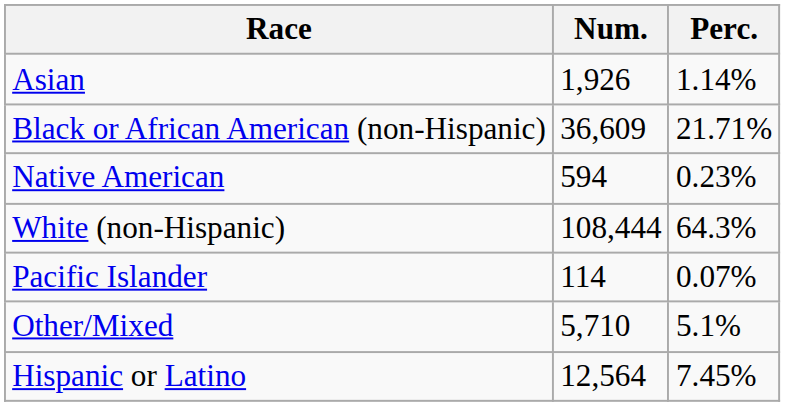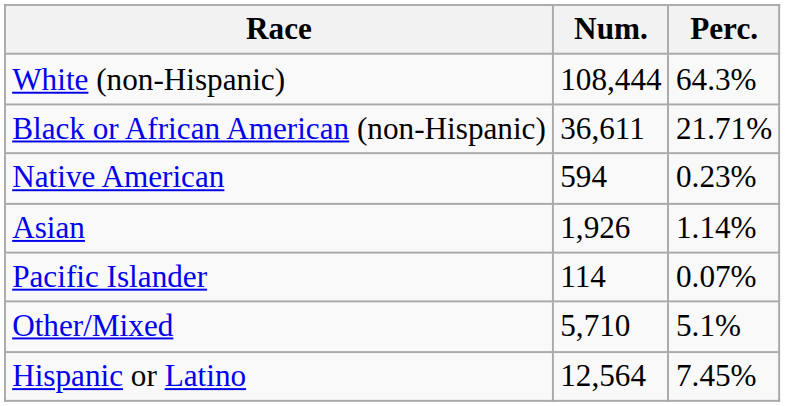rows swapped: (149, 227) <-> (49, 78)
(603, 128) 36,609 -> (603, 128) 36,611
